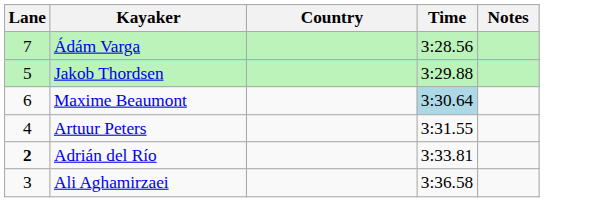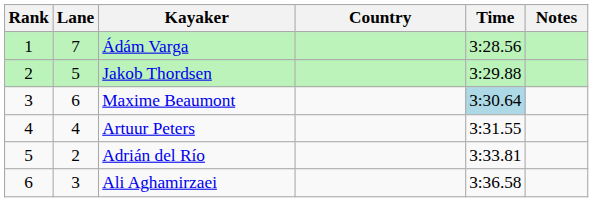+ column: (29, 18)
(27, 155) bold -> (76, 155) normal
